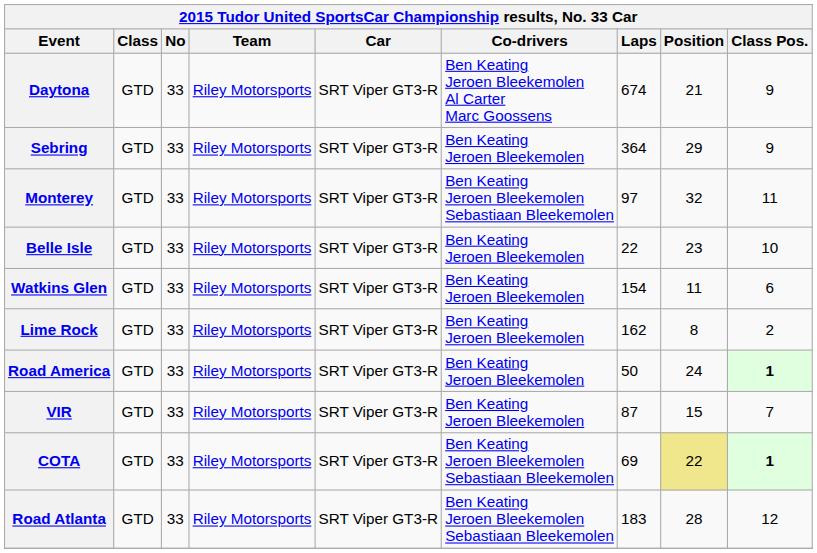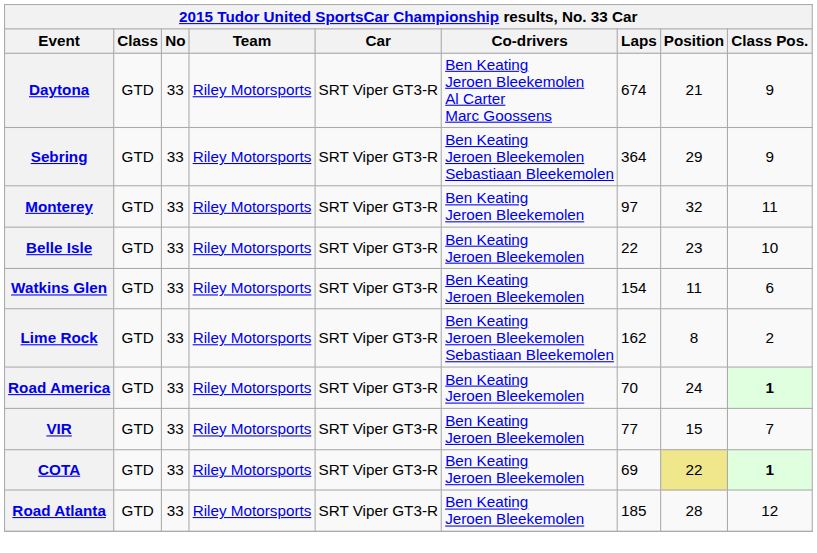(515, 149) Ben Keating Jeroen Bleekemolen -> (530, 157) Ben Keating Jeroen Bleekemolen Sebastiaan Bleekemolen
(530, 198) Ben Keating Jeroen Bleekemolen Sebastiaan Bleekemolen -> (515, 207) Ben Keating Jeroen Bleekemolen
(515, 330) Ben Keating Jeroen Bleekemolen -> (530, 338) Ben Keating Jeroen Bleekemolen Sebastiaan Bleekemolen
(630, 371) 50 -> (630, 388) 70
(630, 412) 87 -> (630, 429) 77
(530, 462) Ben Keating Jeroen Bleekemolen Sebastiaan Bleekemolen -> (515, 470) Ben Keating Jeroen Bleekemolen
(530, 520) Ben Keating Jeroen Bleekemolen Sebastiaan Bleekemolen -> (515, 511) Ben Keating Jeroen Bleekemolen
(634, 520) 183 -> (634, 511) 185
